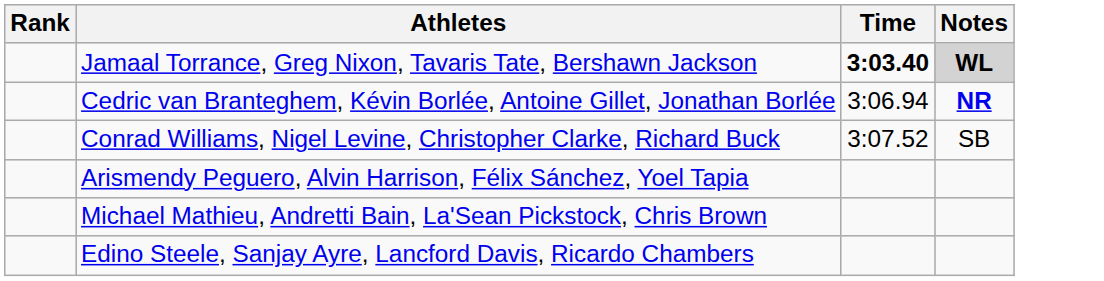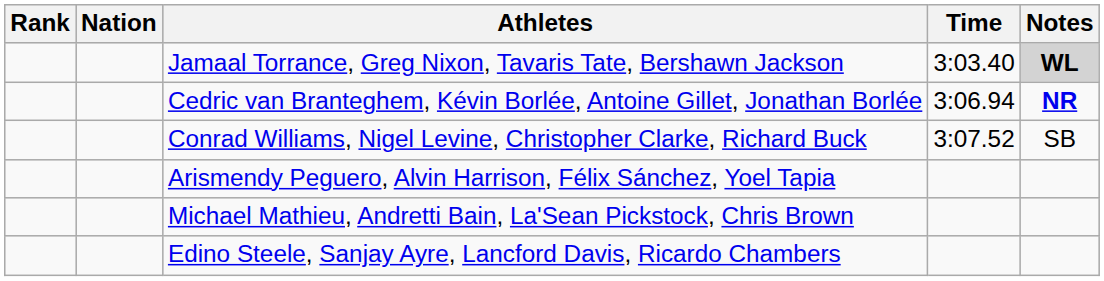+ column: (119, 23)
(888, 62) bold -> (974, 62) normal
